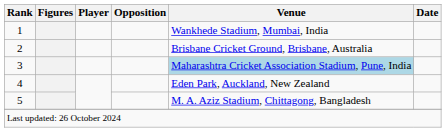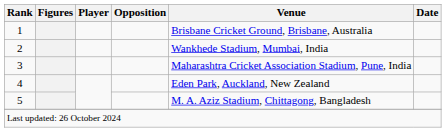(250, 30) Wankhede Stadium, Mumbai, India -> (272, 30) Brisbane Cricket Ground, Brisbane, Australia
(272, 48) Brisbane Cricket Ground, Brisbane, Australia -> (250, 48) Wankhede Stadium, Mumbai, India
(291, 65) lightblue background -> (291, 65) no background
